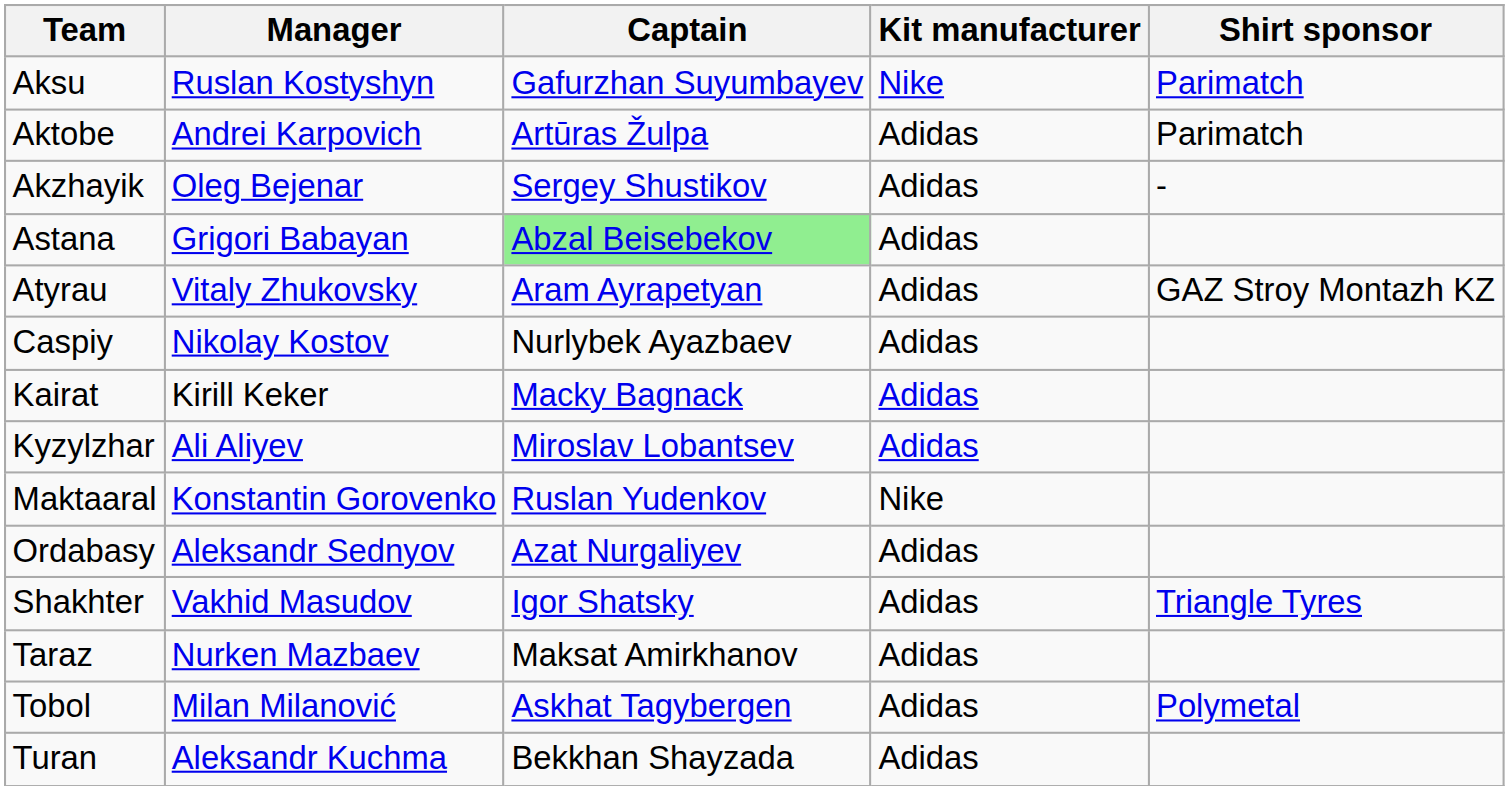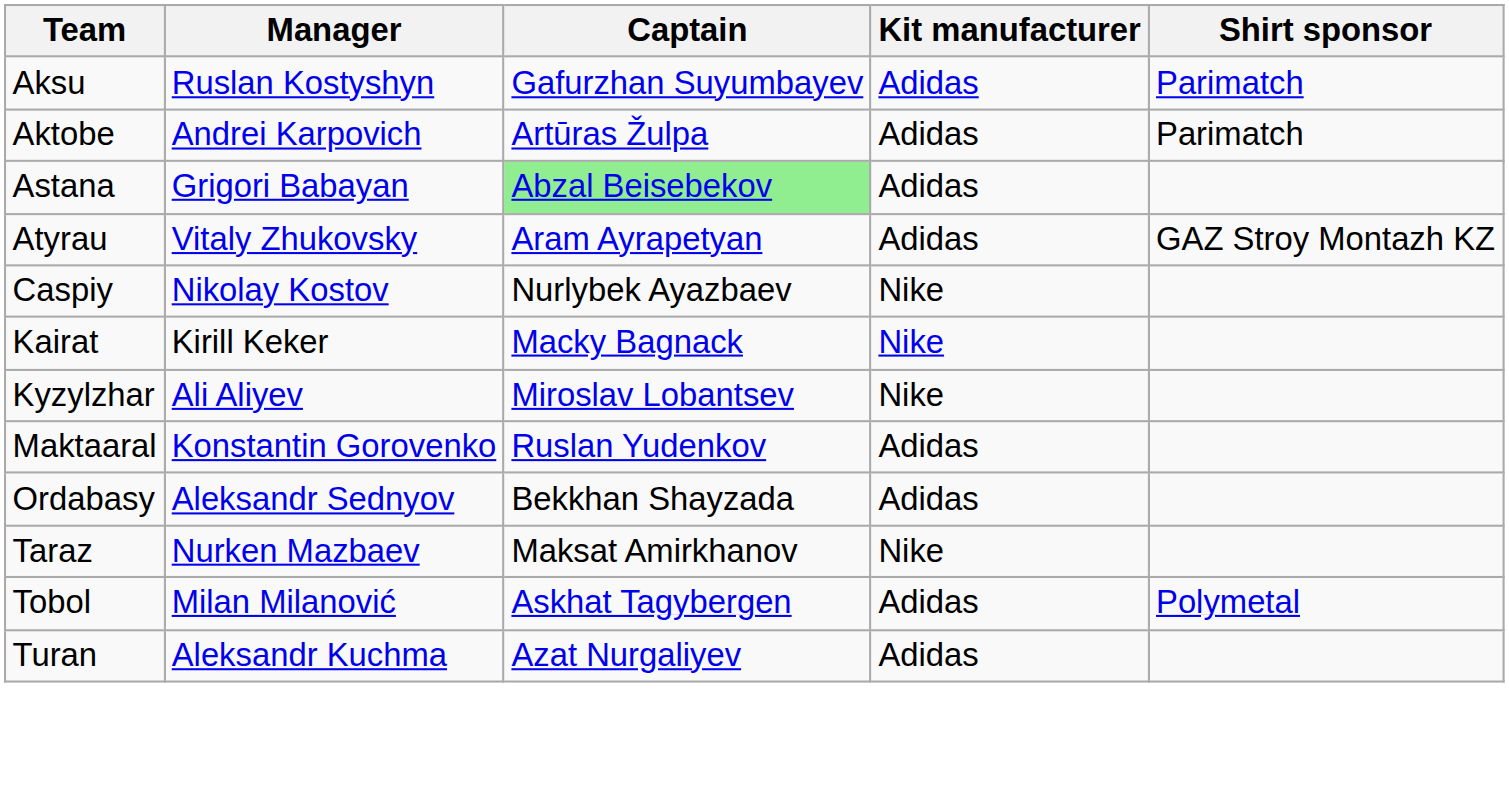(911, 82) Nike -> (929, 82) Adidas
- row: (78, 186)
(929, 342) Adidas -> (911, 290) Nike
(929, 394) Adidas -> (911, 342) Nike
(929, 446) Adidas -> (911, 394) Nike
(911, 498) Nike -> (929, 446) Adidas
(626, 550) Azat Nurgaliyev -> (653, 498) Bekkhan Shayzada
- row: (78, 602)
(929, 654) Adidas -> (911, 550) Nike
(653, 758) Bekkhan Shayzada -> (626, 654) Azat Nurgaliyev
